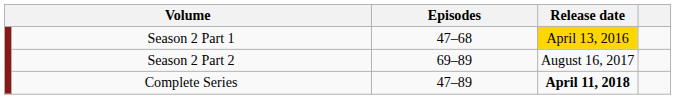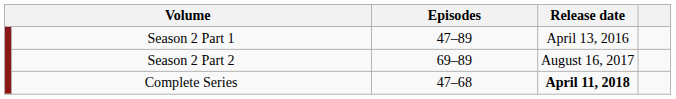(454, 37) 47–68 -> (454, 37) 47–89
(588, 37) gold background -> (588, 37) no background
(454, 82) 47–89 -> (454, 82) 47–68
